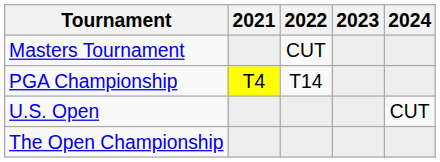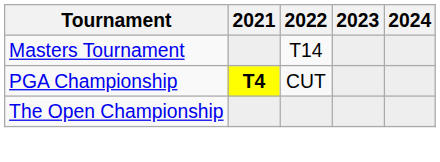(306, 51) CUT -> (306, 51) T14
(254, 81) normal -> (254, 81) bold
(306, 81) T14 -> (306, 81) CUT
- row: (54, 112)
